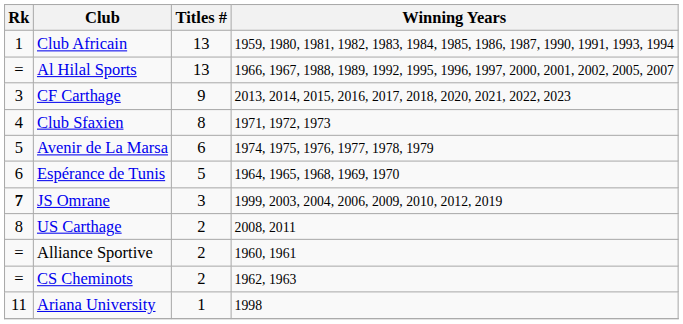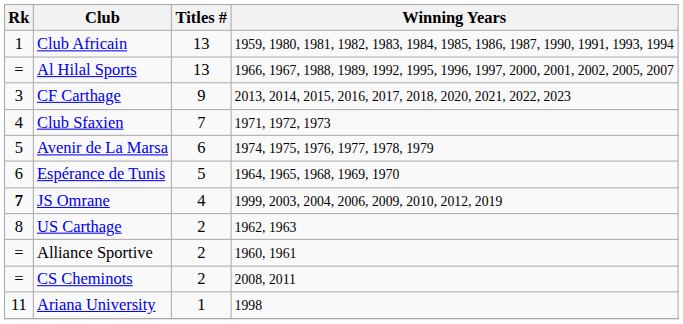(201, 122) 8 -> (201, 122) 7
(201, 200) 3 -> (201, 200) 4
(265, 227) 2008, 2011 -> (266, 227) 1962, 1963
(266, 279) 1962, 1963 -> (265, 279) 2008, 2011
